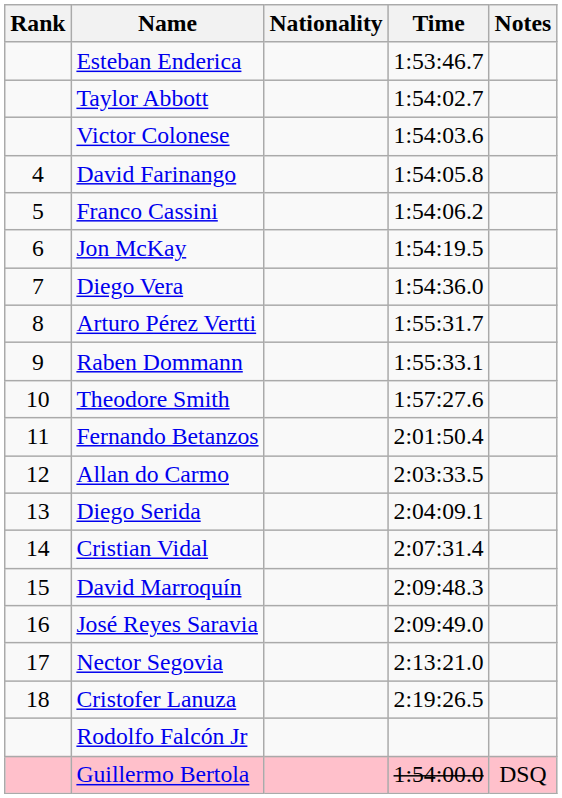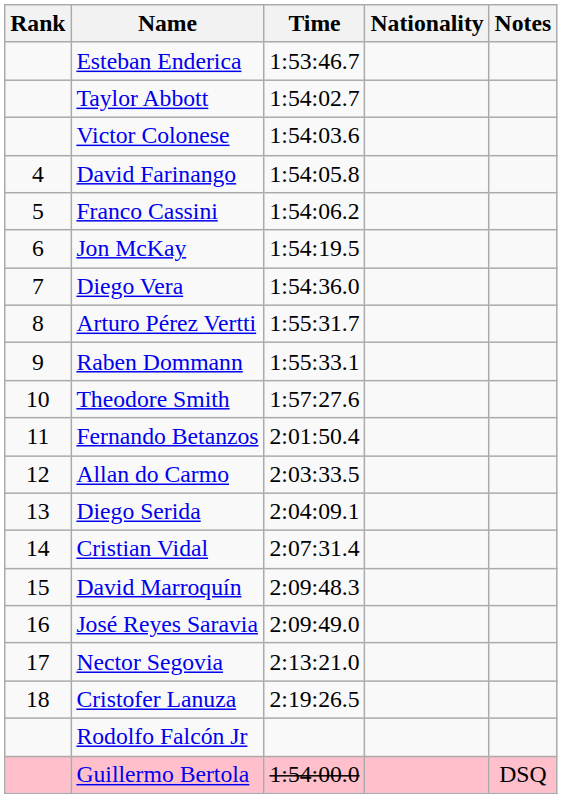columns swapped: (326, 23) <-> (439, 23)
